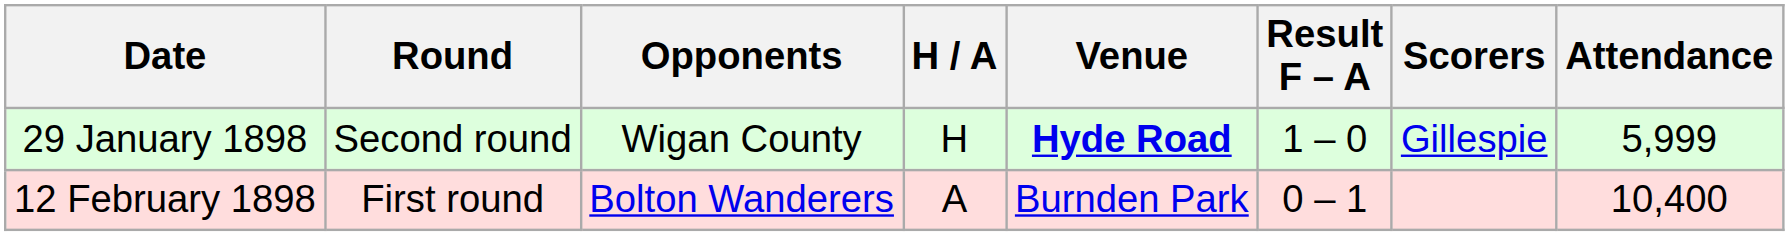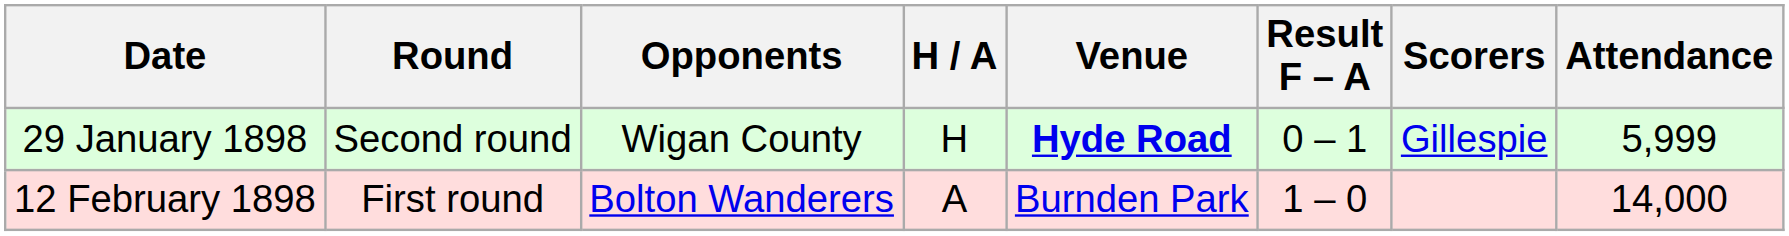(1325, 138) 1 – 0 -> (1325, 138) 0 – 1
(1325, 199) 0 – 1 -> (1325, 199) 1 – 0
(1669, 199) 10,400 -> (1669, 199) 14,000
